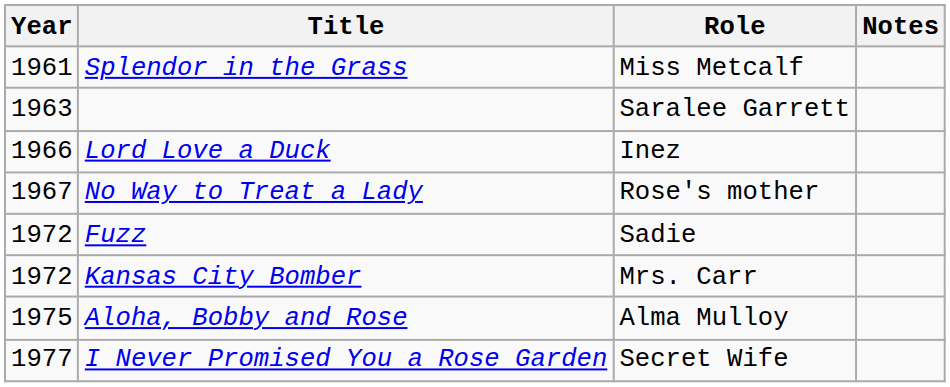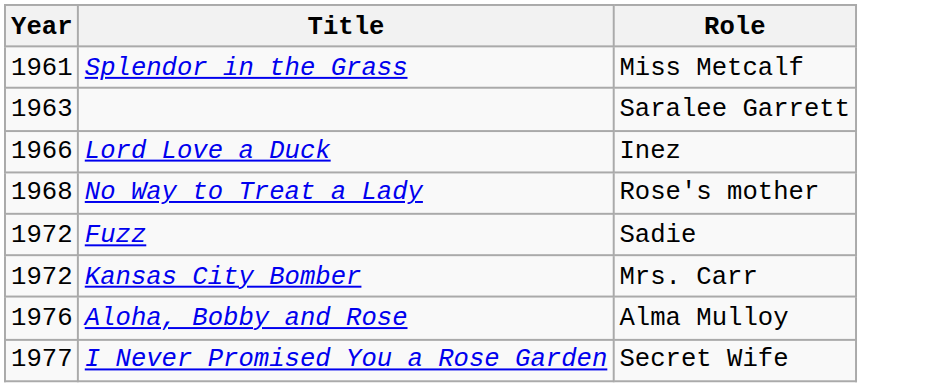- column: (901, 26)
(42, 193) 1967 -> (42, 193) 1968
(42, 318) 1975 -> (42, 318) 1976
